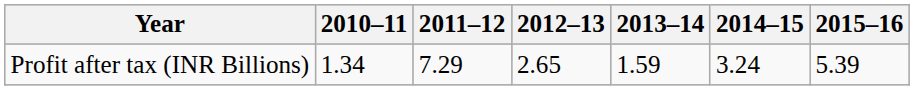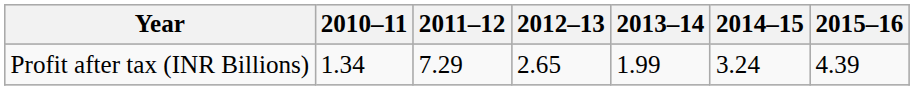(638, 64) 1.59 -> (638, 64) 1.99
(837, 64) 5.39 -> (837, 64) 4.39
